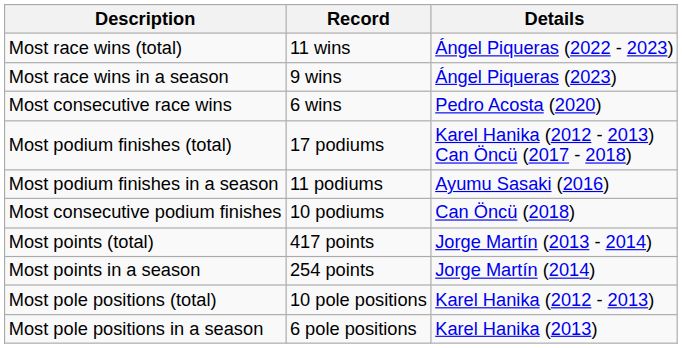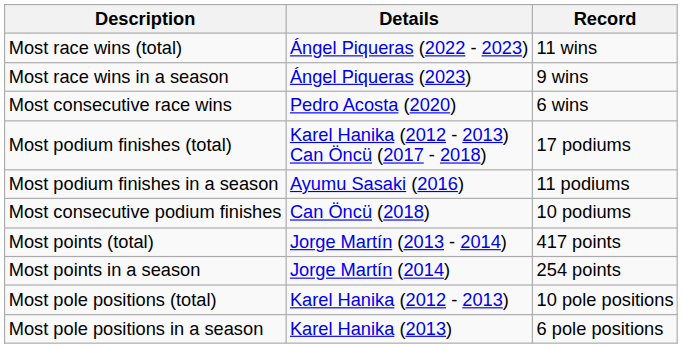columns swapped: (358, 18) <-> (554, 18)
